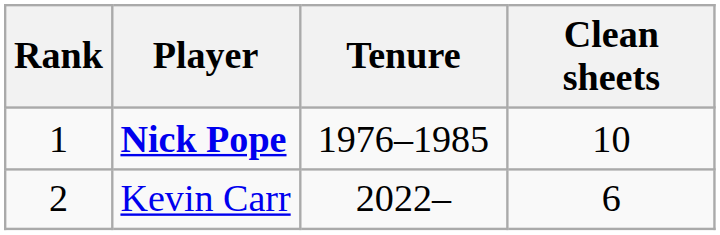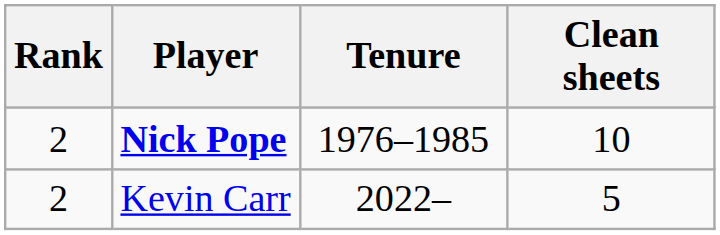(58, 137) 1 -> (58, 137) 2
(611, 198) 6 -> (611, 198) 5
